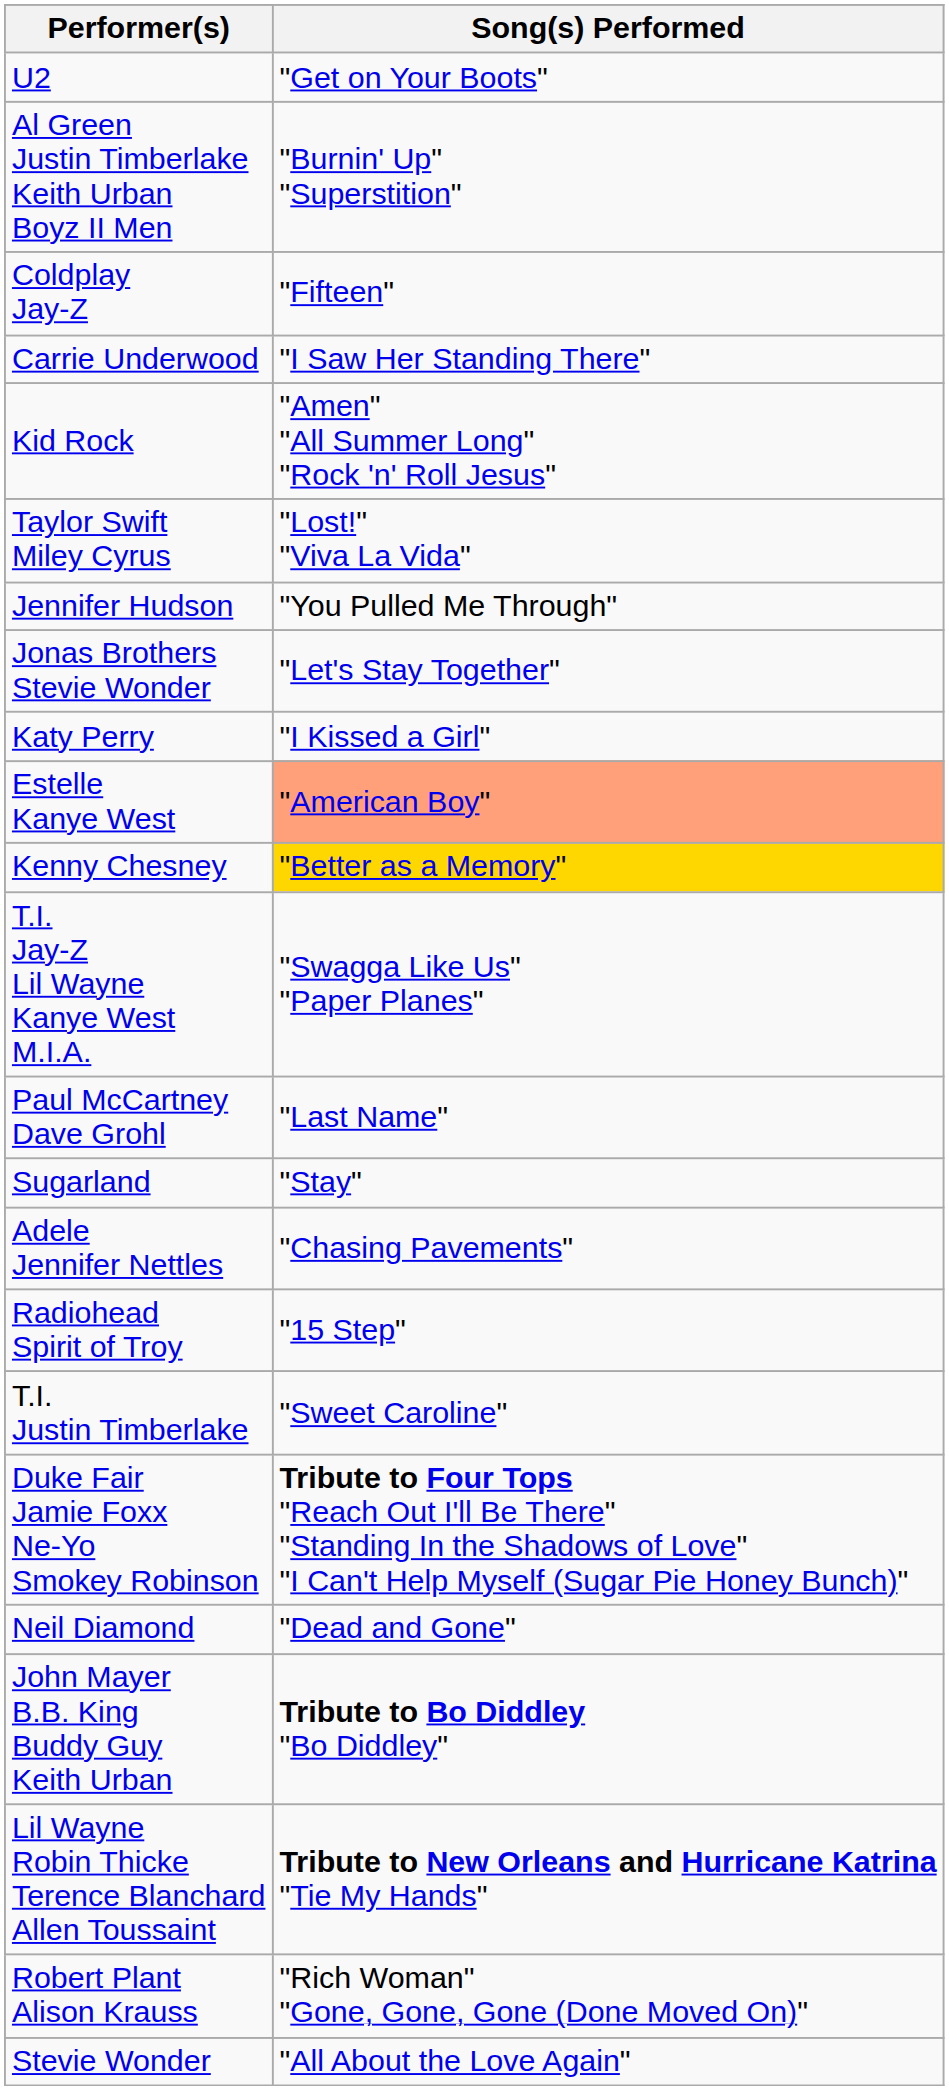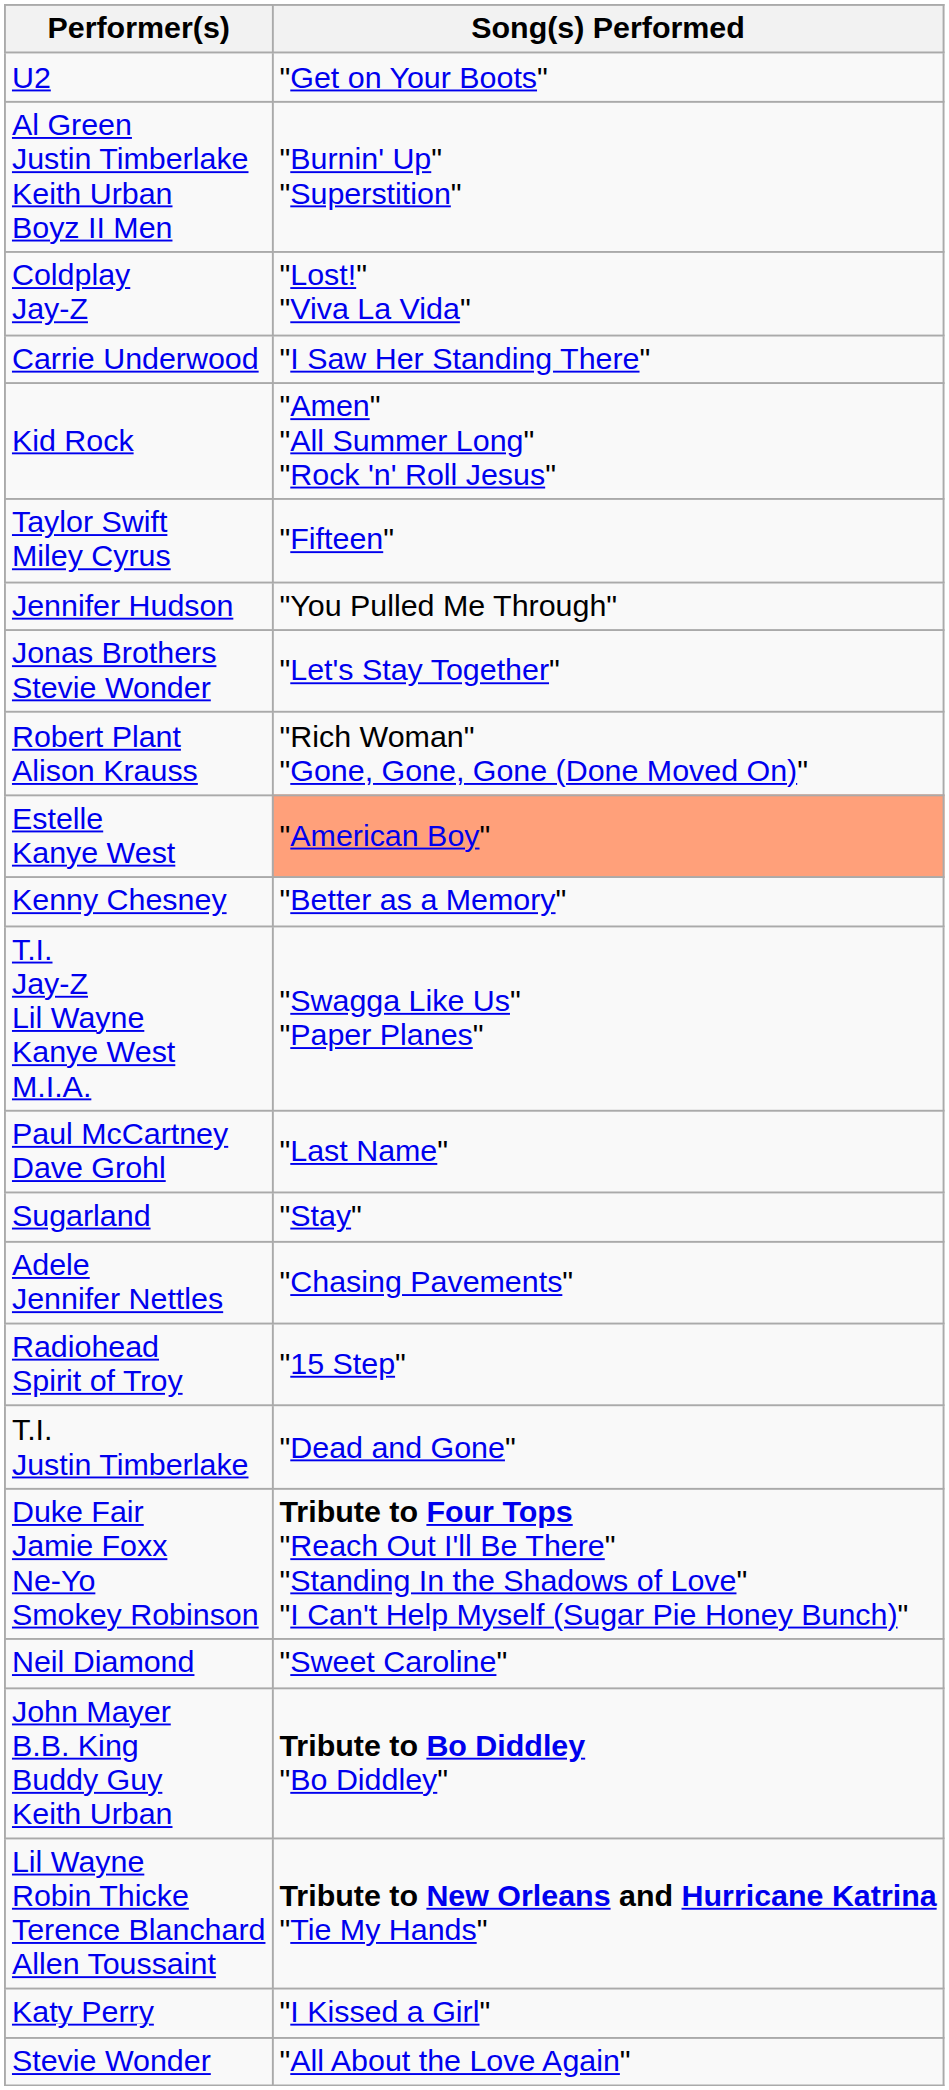(337, 292) "Fifteen" -> (375, 292) "Lost!" "Viva La Vida"
(375, 540) "Lost!" "Viva La Vida" -> (337, 540) "Fifteen"
rows swapped: (83, 736) <-> (105, 1995)
(423, 866) gold background -> (423, 900) no background
(393, 1412) "Sweet Caroline" -> (398, 1446) "Dead and Gone"
(398, 1628) "Dead and Gone" -> (393, 1662) "Sweet Caroline"
